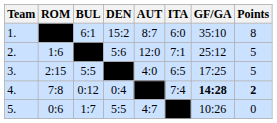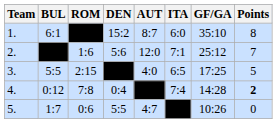columns swapped: (56, 14) <-> (88, 14)
(253, 52) 5 -> (253, 52) 7
(213, 90) bold -> (213, 90) normal
